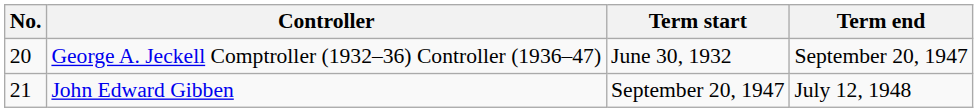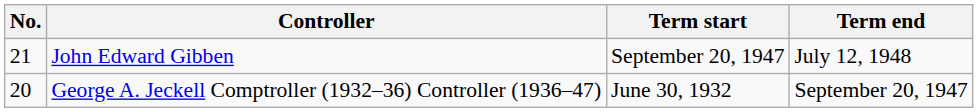rows swapped: (326, 55) <-> (143, 90)
